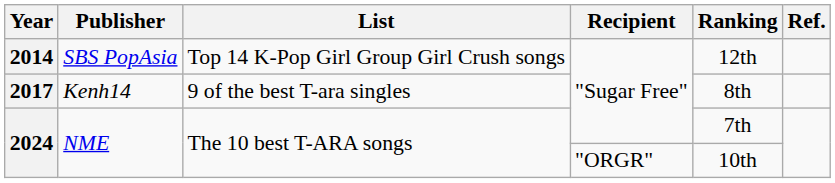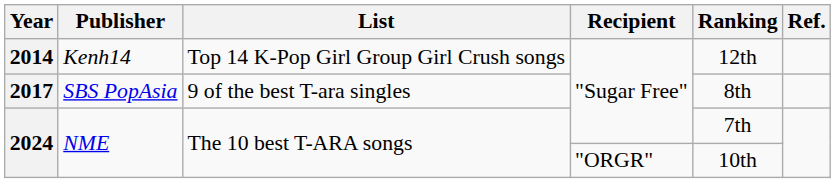(120, 56) SBS PopAsia -> (97, 56) Kenh14
(97, 90) Kenh14 -> (120, 90) SBS PopAsia
